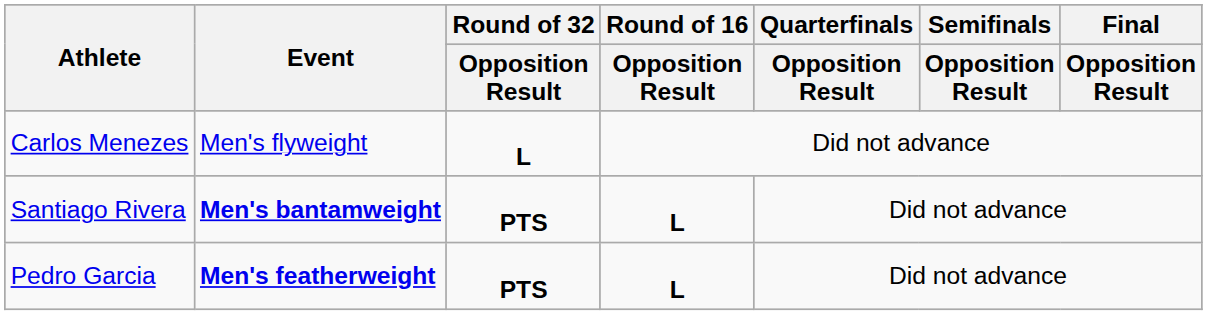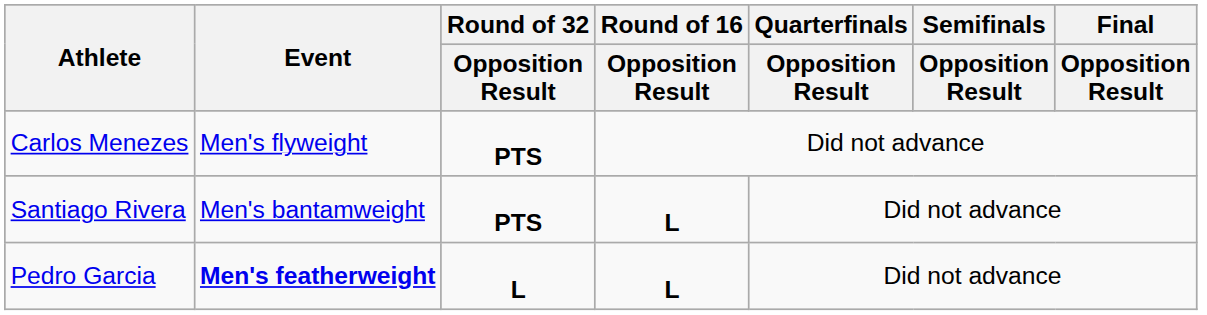(524, 157) L -> (518, 157) PTS
(320, 210) bold -> (312, 210) normal
(524, 290) PTS -> (518, 290) L
